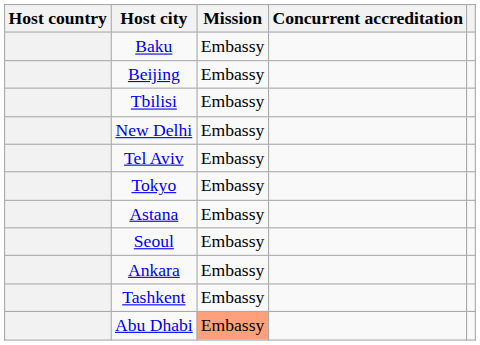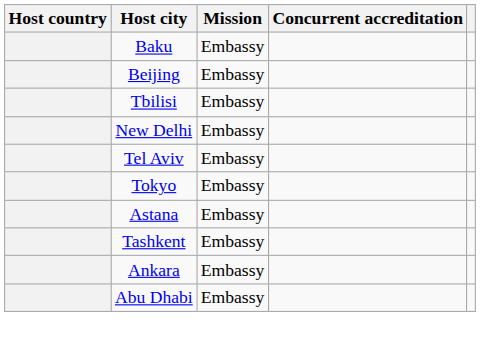- row: (154, 241)
rows swapped: (154, 269) <-> (154, 297)
(233, 325) lightsalmon background -> (233, 297) no background
